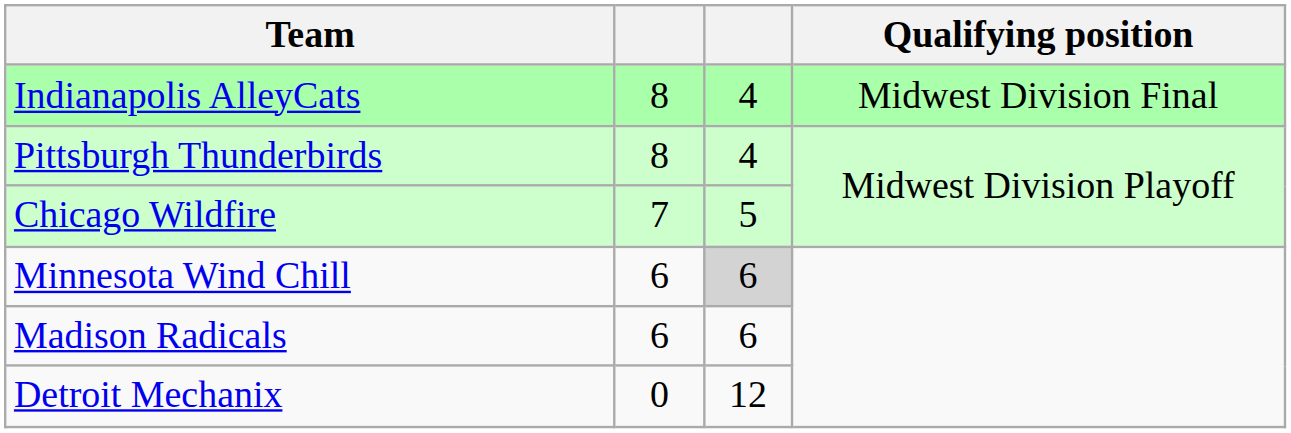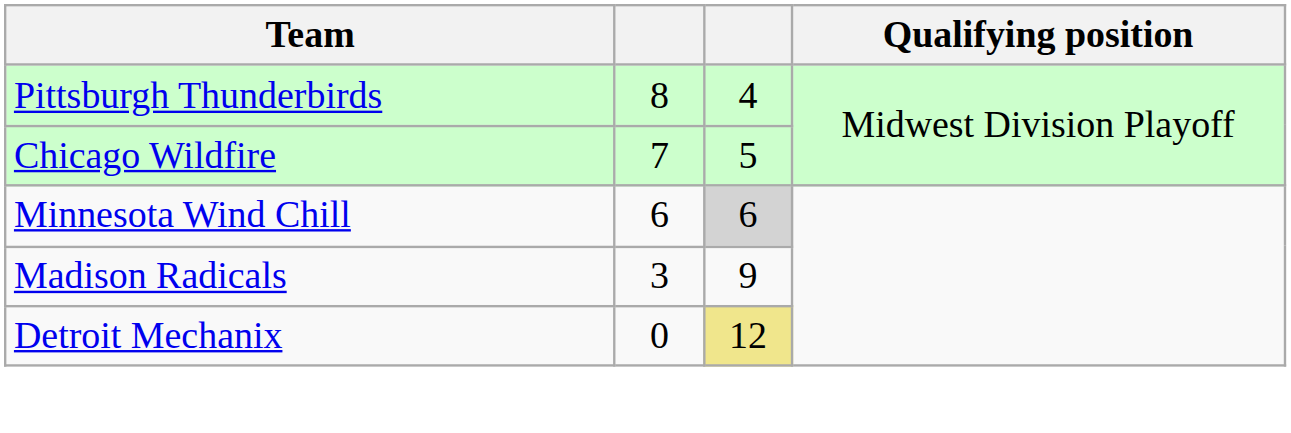- row: (187, 94)
(659, 335) 6 -> (659, 275) 3
(748, 335) 6 -> (748, 275) 9
(748, 395) no background -> (748, 335) khaki background
